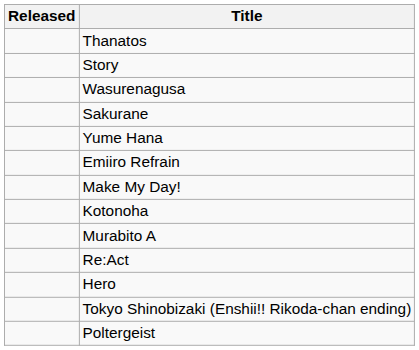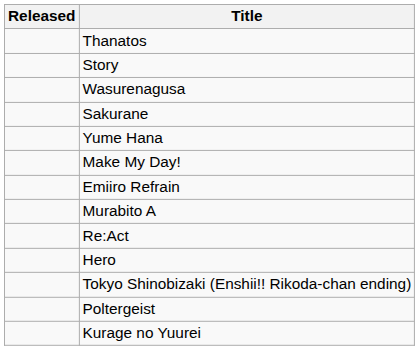rows swapped: (131, 162) <-> (132, 187)
- row: (115, 211)
+ row: (142, 333)
